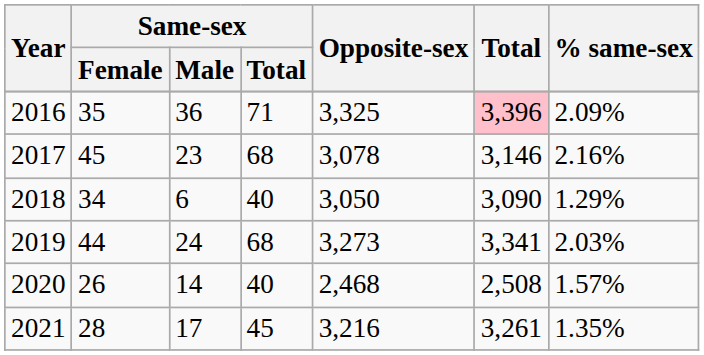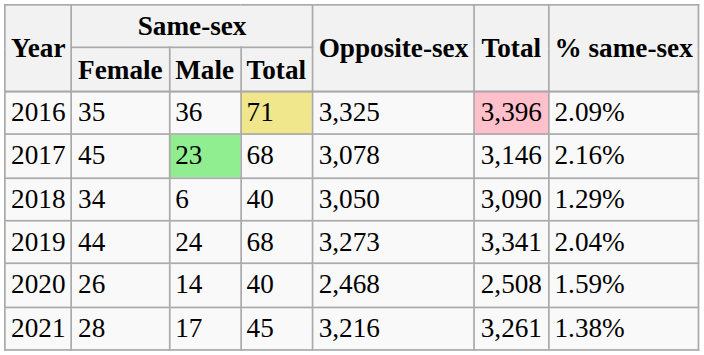(260, 112) no background -> (260, 112) khaki background
(189, 155) no background -> (189, 155) lightgreen background
(590, 241) 2.03% -> (590, 241) 2.04%
(590, 284) 1.57% -> (590, 284) 1.59%
(590, 328) 1.35% -> (590, 328) 1.38%
